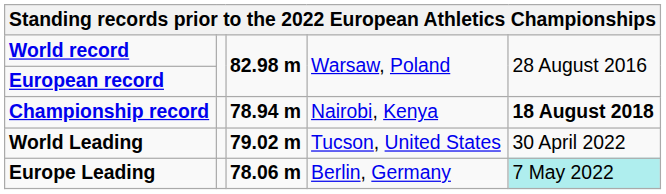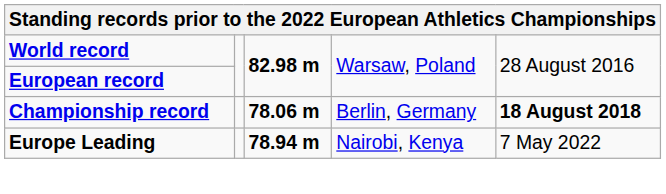(266, 111) 78.94 m -> (284, 111) 78.06 m
(375, 111) Nairobi, Kenya -> (406, 111) Berlin, Germany
- row: (76, 142)
(266, 173) 78.06 m -> (284, 142) 78.94 m
(381, 173) Berlin, Germany -> (400, 142) Nairobi, Kenya
(563, 173) paleturquoise background -> (550, 142) no background
